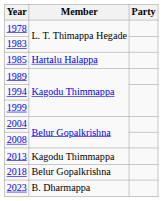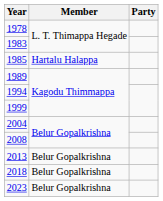(73, 156) Kagodu Thimmappa -> (71, 156) Belur Gopalkrishna
(61, 188) B. Dharmappa -> (71, 188) Belur Gopalkrishna
